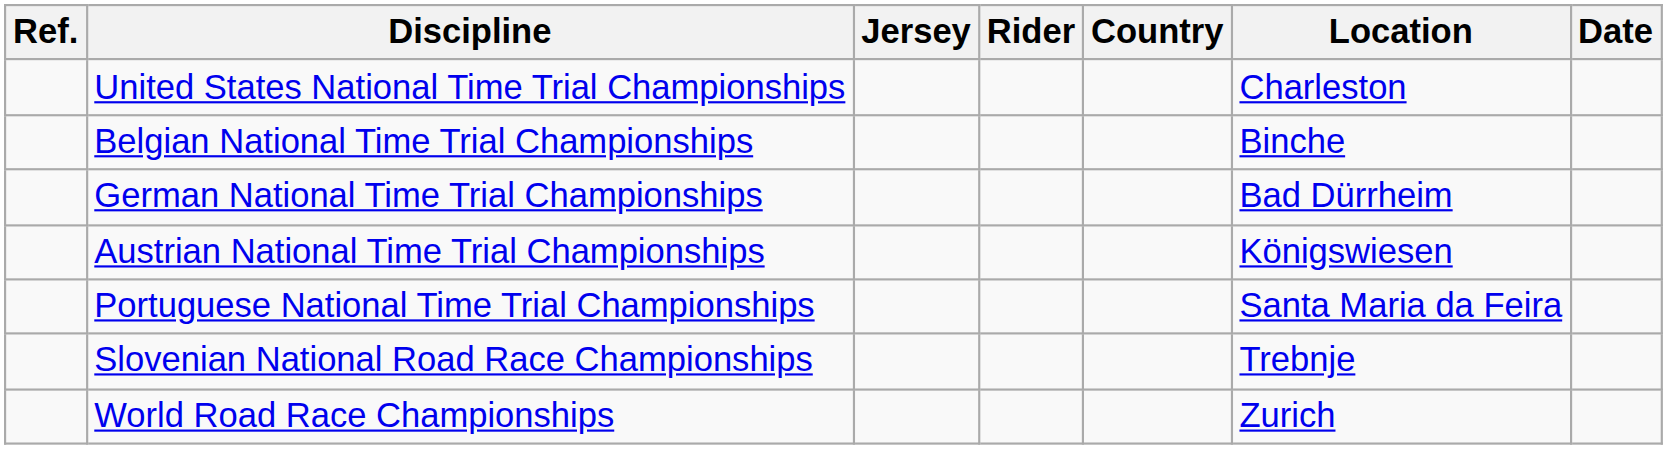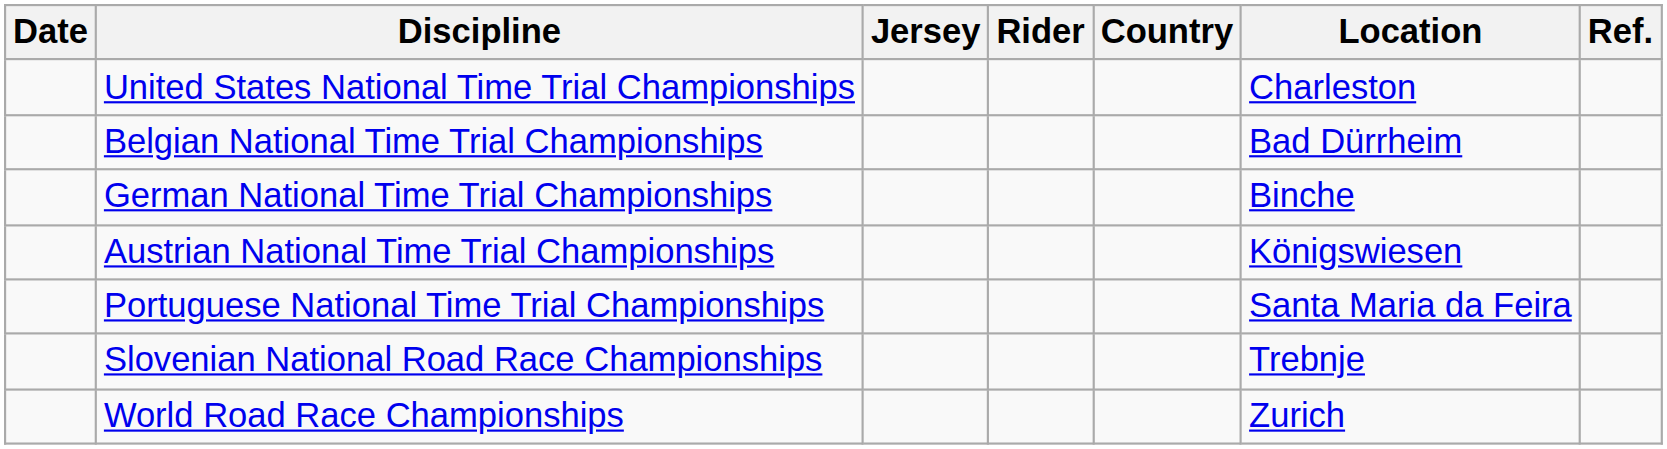columns swapped: (1616, 31) <-> (46, 31)
(1292, 141) Binche -> (1356, 141) Bad Dürrheim
(1346, 196) Bad Dürrheim -> (1302, 196) Binche
